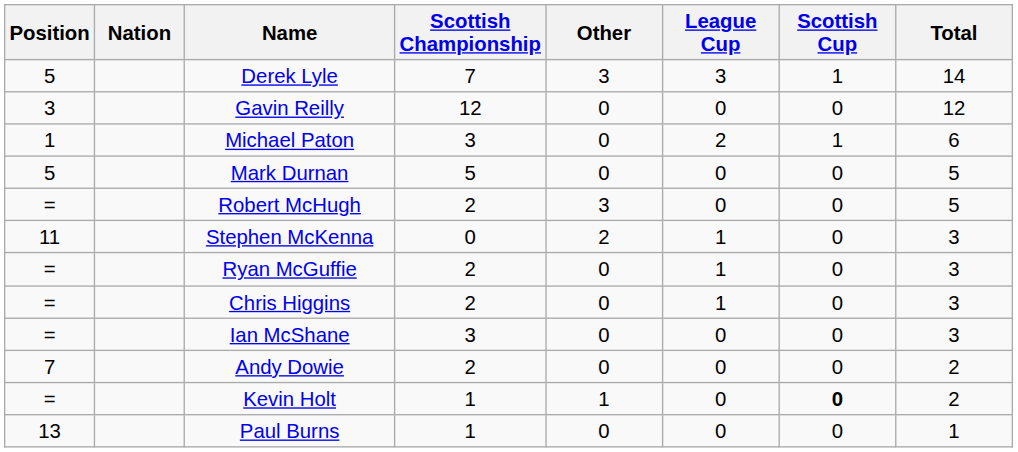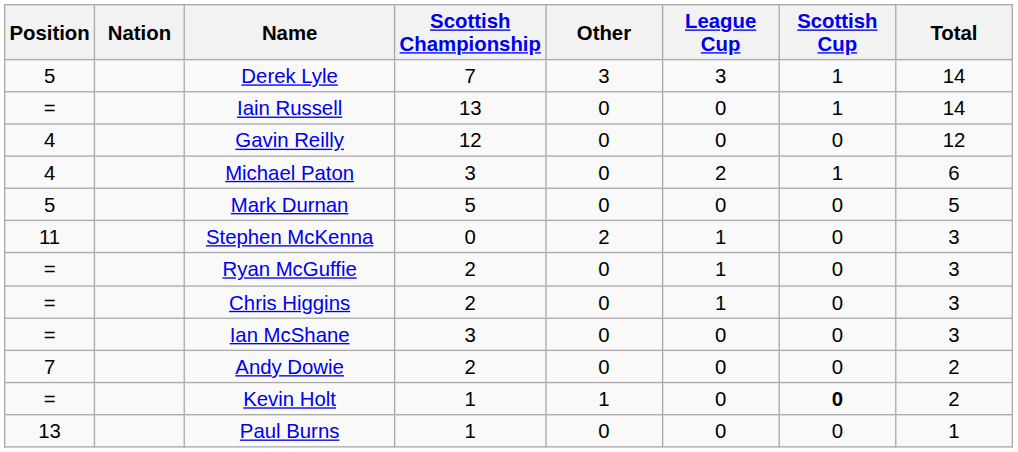+ row: (290, 108)
(50, 108) 3 -> (50, 140) 4
(50, 140) 1 -> (50, 173) 4
- row: (290, 205)
